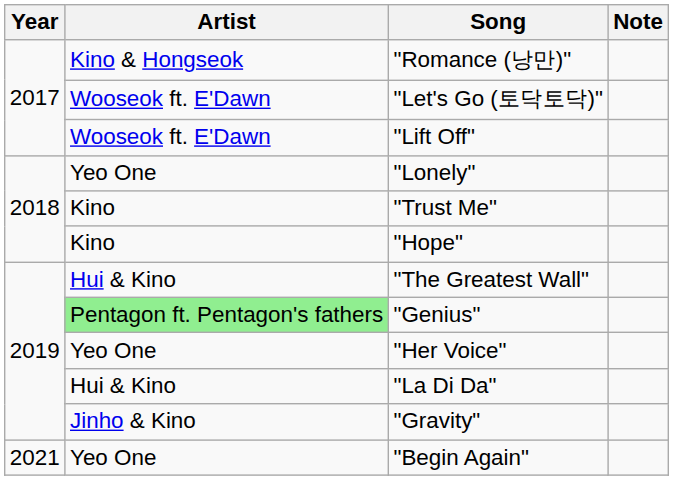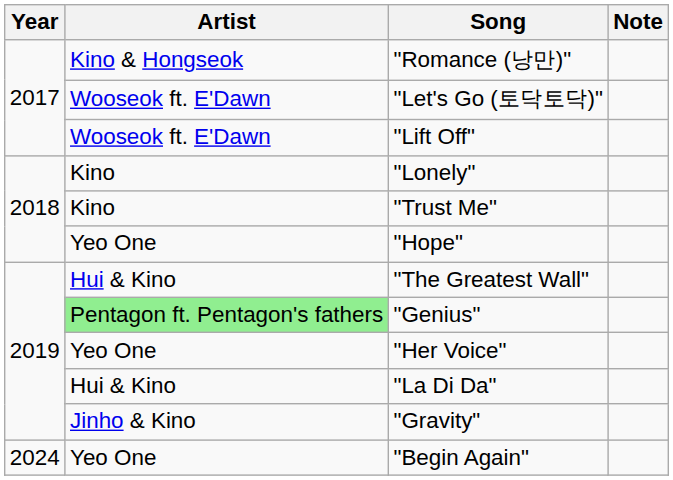(113, 172) Yeo One -> (92, 172) Kino
(92, 243) Kino -> (113, 243) Yeo One
(35, 456) 2021 -> (35, 456) 2024
